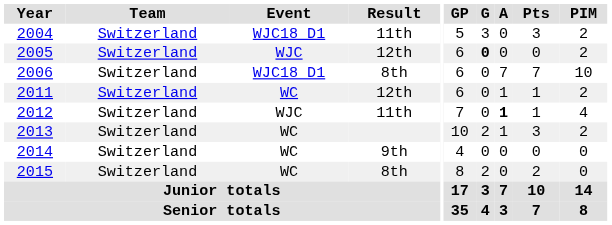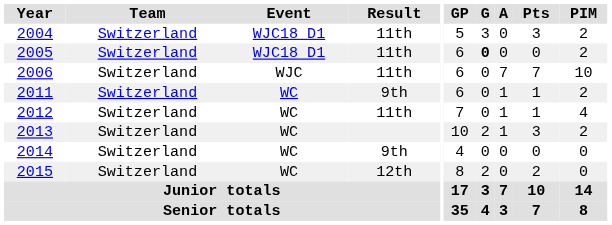(289, 53) WJC -> (289, 53) WJC18 D1
(394, 53) 12th -> (394, 53) 11th
(289, 73) WJC18 D1 -> (289, 73) WJC
(394, 73) 8th -> (394, 73) 11th
(394, 93) 12th -> (394, 93) 9th
(289, 112) WJC -> (289, 112) WC
(503, 112) bold -> (503, 112) normal
(394, 172) 8th -> (394, 172) 12th
